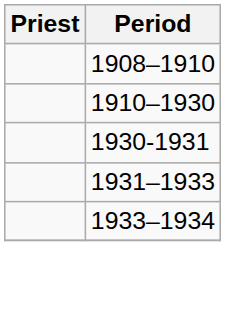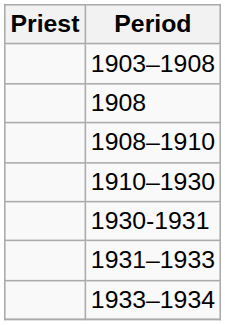+ row: (153, 63)
+ row: (118, 102)
